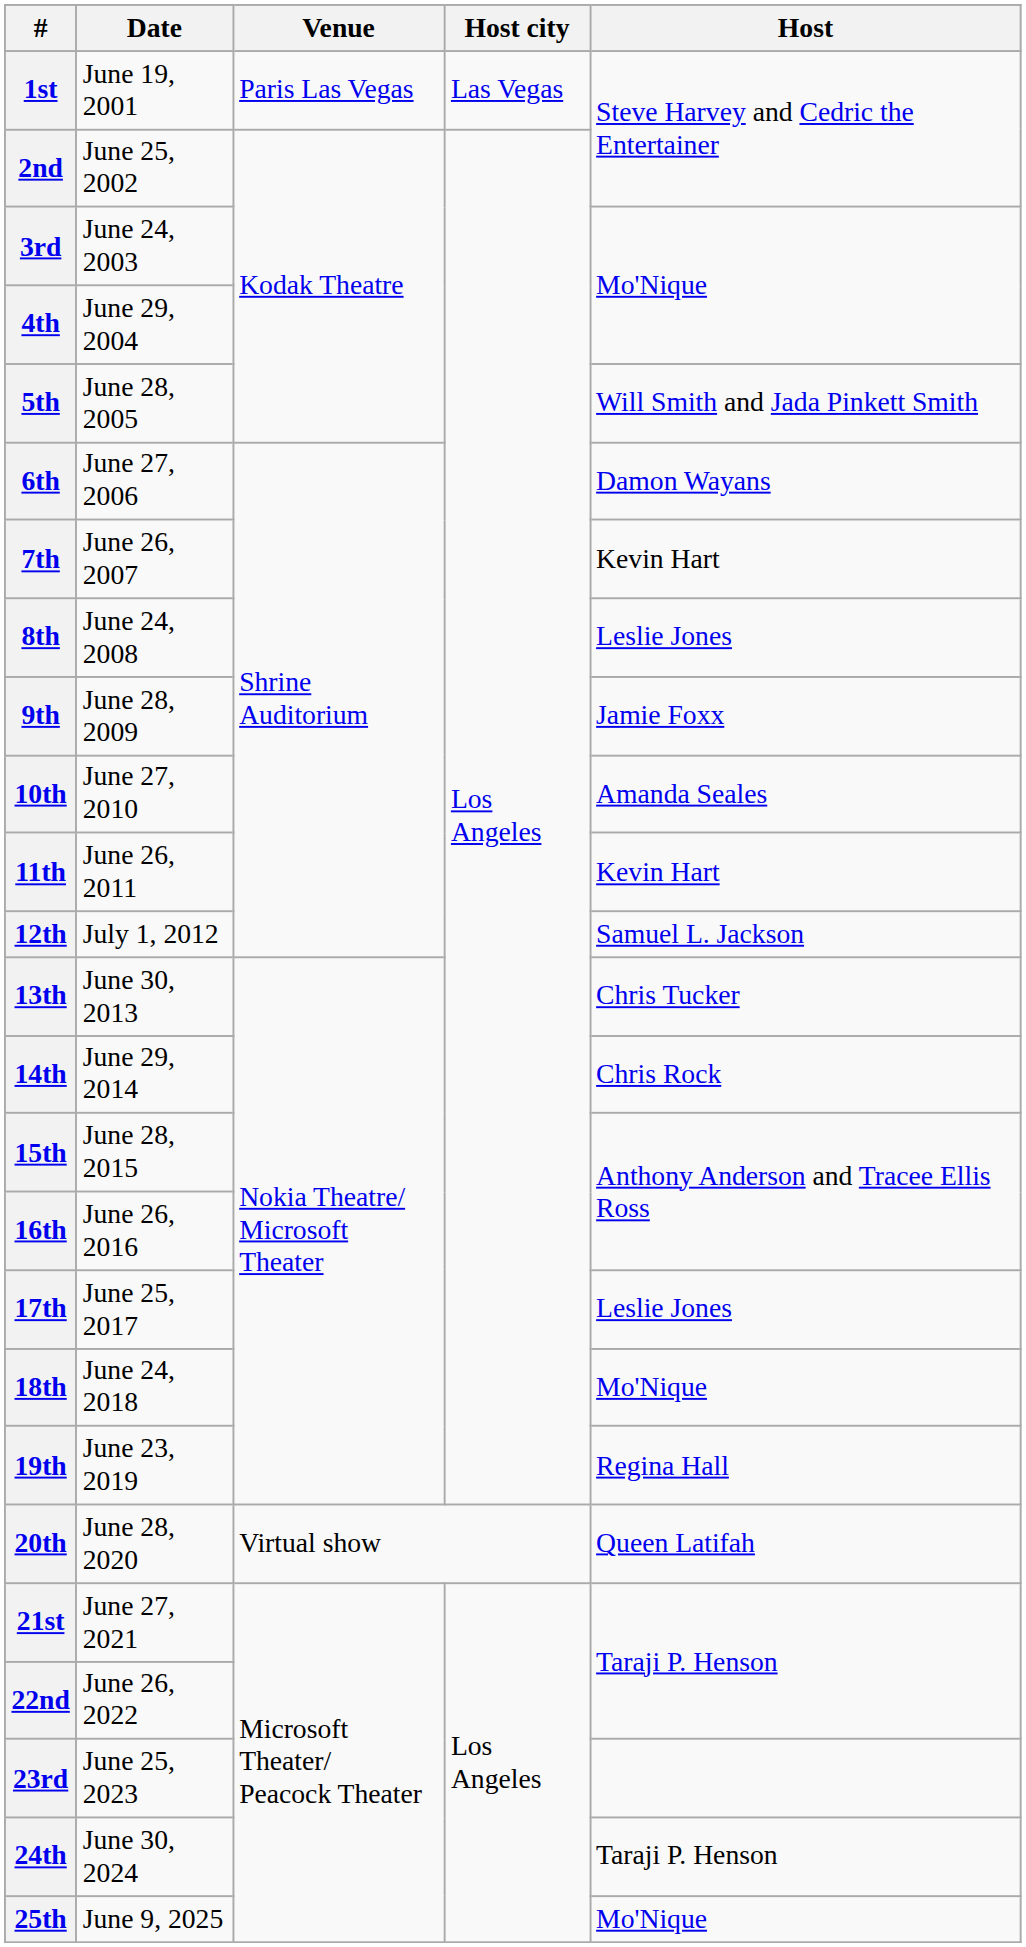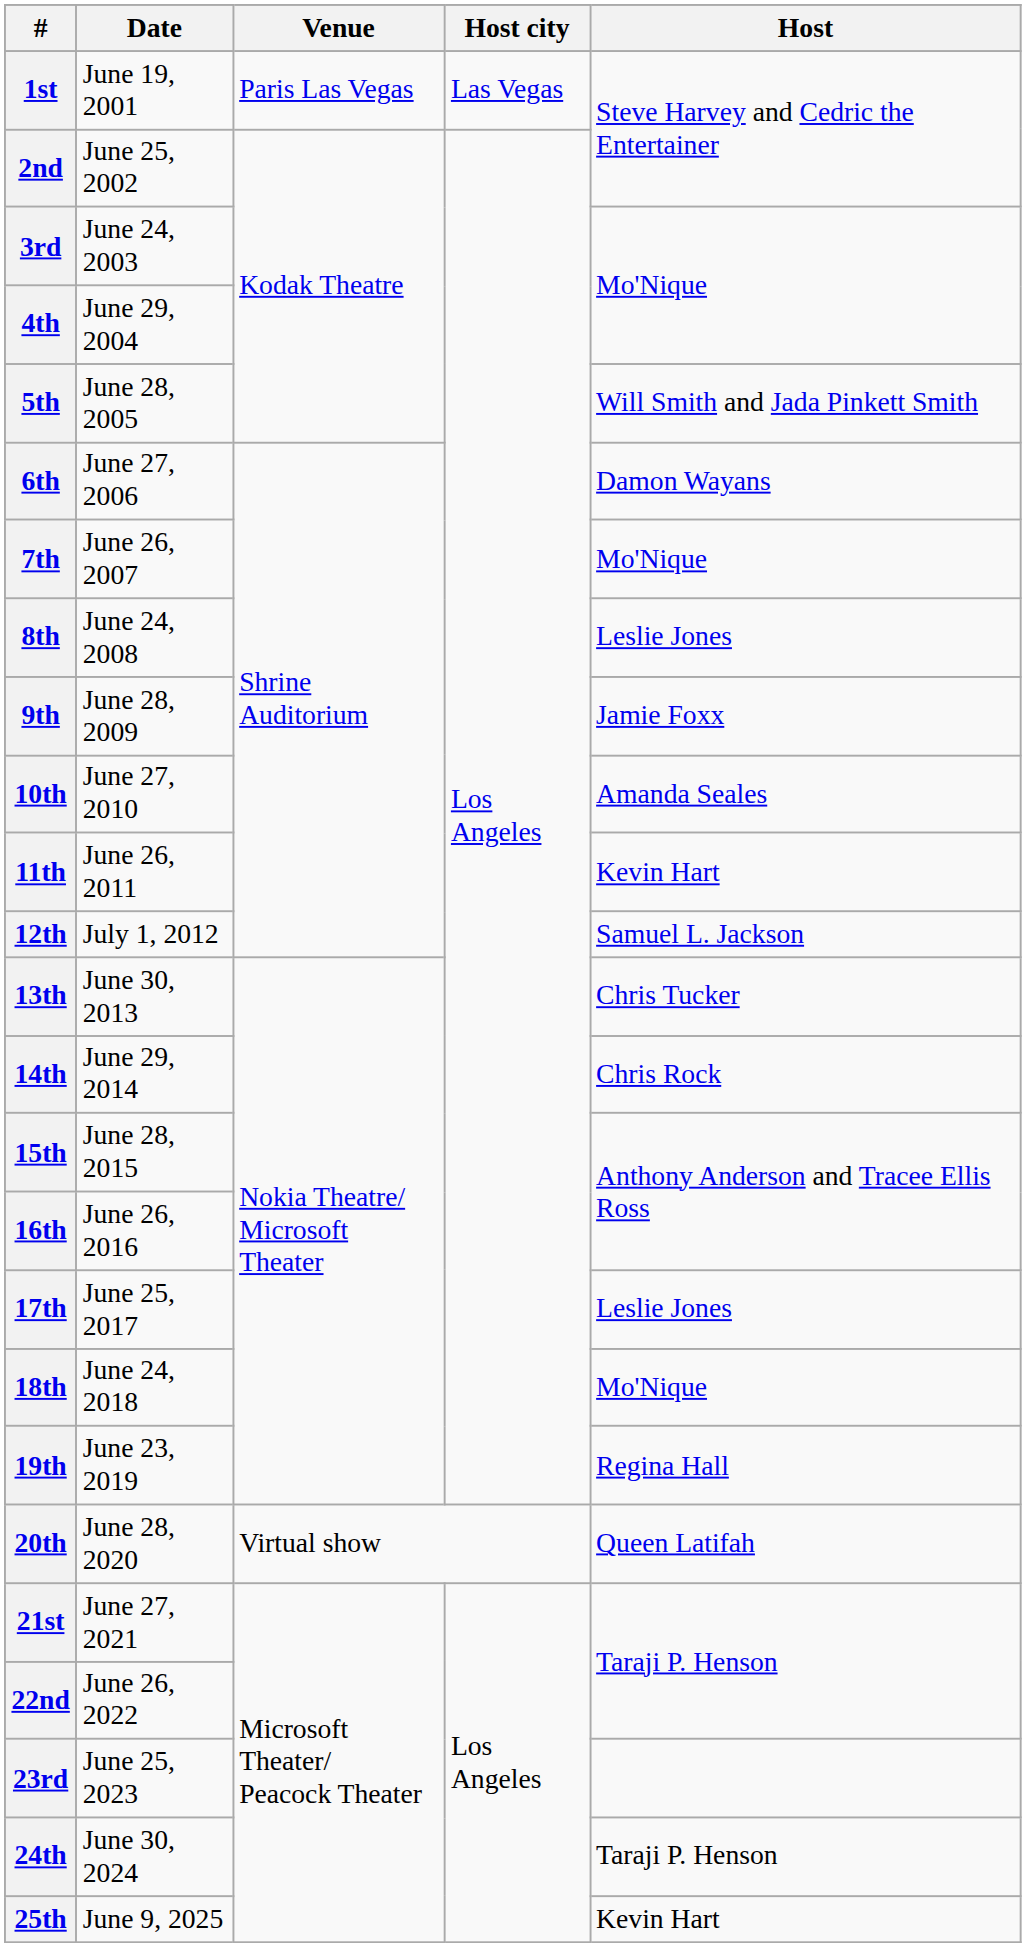(658, 559) Kevin Hart -> (652, 559) Mo'Nique
(652, 1918) Mo'Nique -> (658, 1918) Kevin Hart
